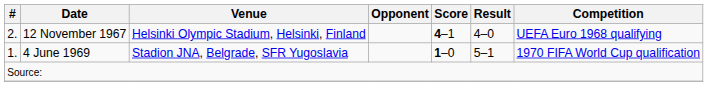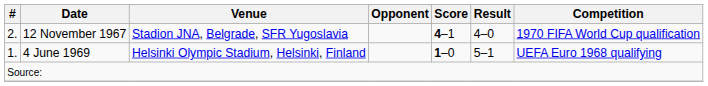(249, 33) Helsinki Olympic Stadium, Helsinki, Finland -> (240, 33) Stadion JNA, Belgrade, SFR Yugoslavia
(589, 33) UEFA Euro 1968 qualifying -> (608, 33) 1970 FIFA World Cup qualification
(240, 53) Stadion JNA, Belgrade, SFR Yugoslavia -> (249, 53) Helsinki Olympic Stadium, Helsinki, Finland
(608, 53) 1970 FIFA World Cup qualification -> (589, 53) UEFA Euro 1968 qualifying
